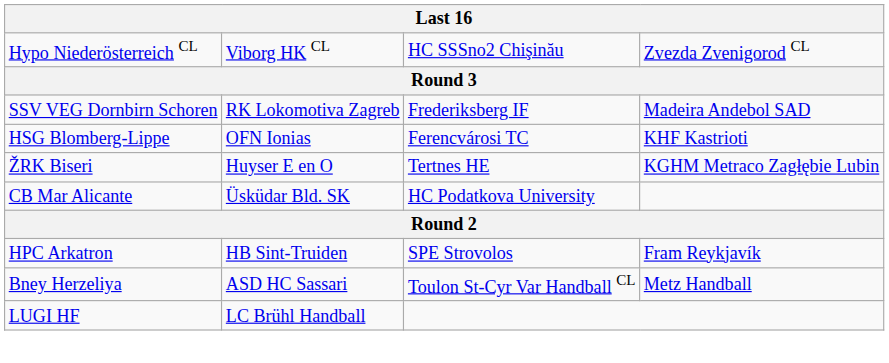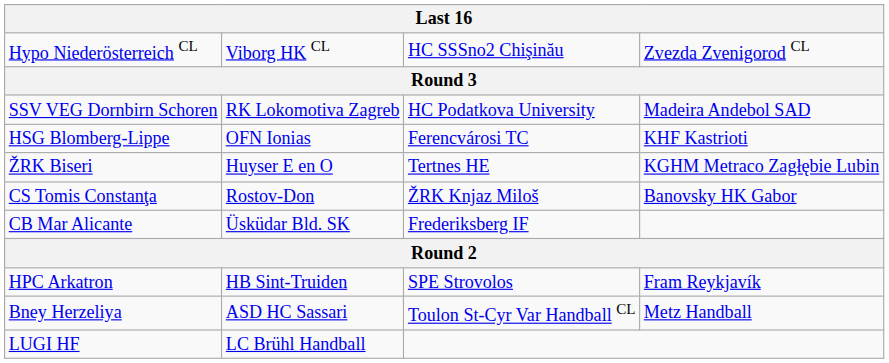(468, 109) Frederiksberg IF -> (501, 109) HC Podatkova University
+ row: (83, 195)
(501, 195) HC Podatkova University -> (468, 224) Frederiksberg IF
